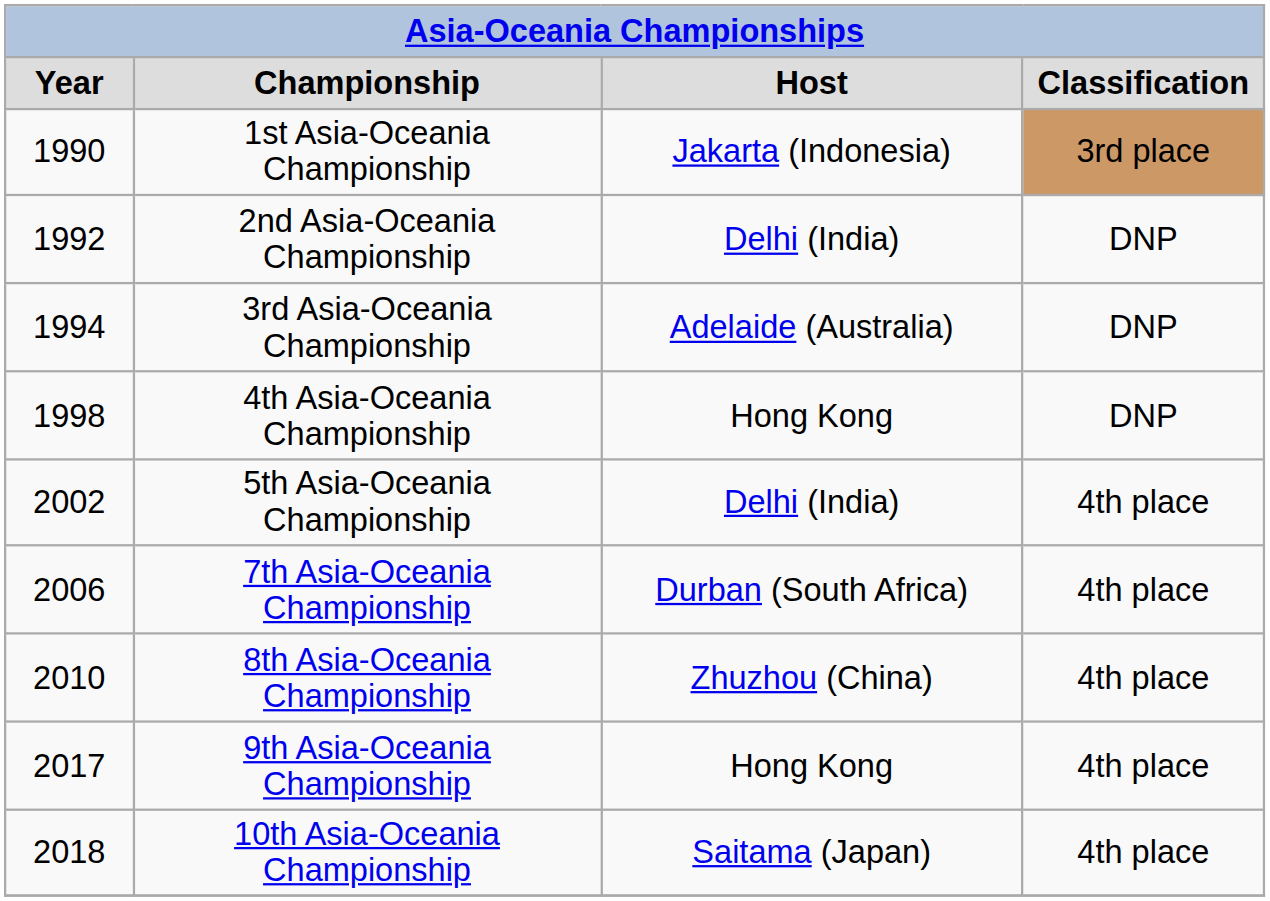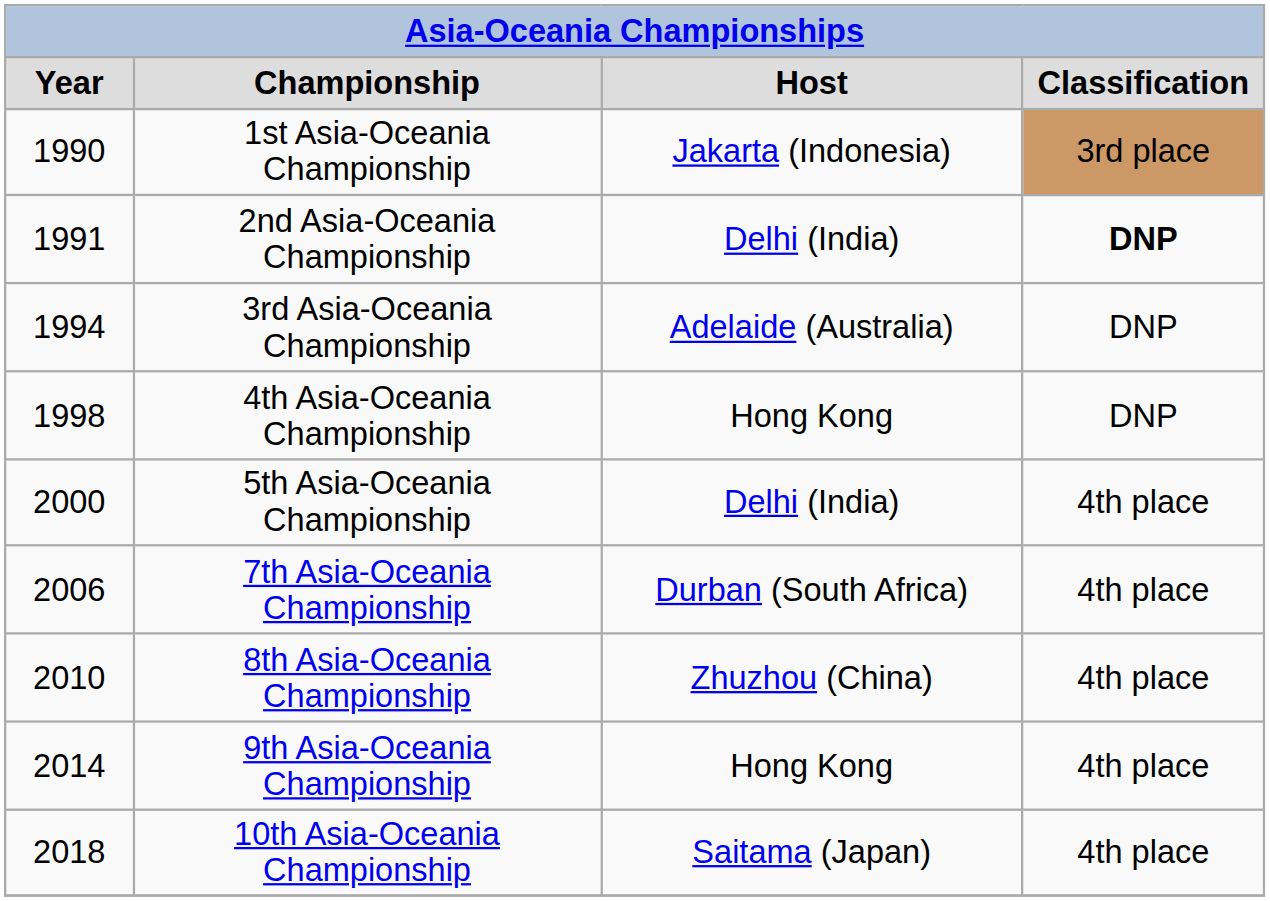(69, 240) 1992 -> (69, 240) 1991
(1143, 240) normal -> (1143, 240) bold
(69, 502) 2002 -> (69, 502) 2000
(69, 765) 2017 -> (69, 765) 2014
